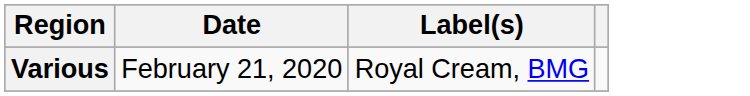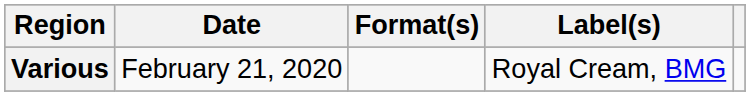+ column: (417, 25)
